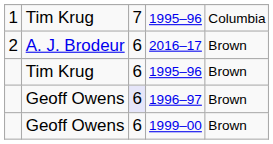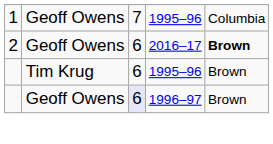(60, 17) Tim Krug -> (75, 17) Geoff Owens
(75, 44) A. J. Brodeur -> (75, 44) Geoff Owens
(228, 45) normal -> (229, 45) bold
- row: (13, 126)
